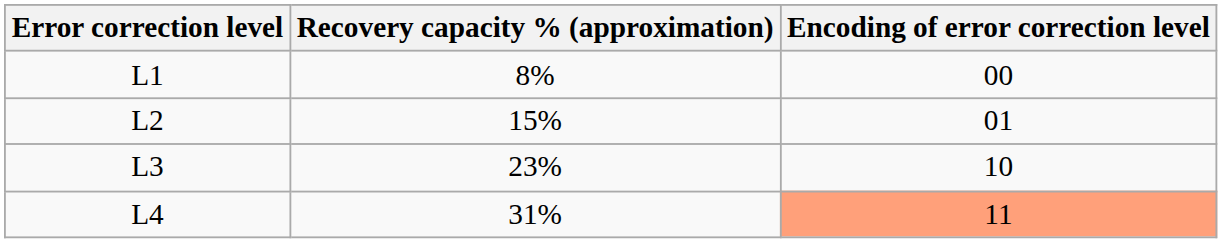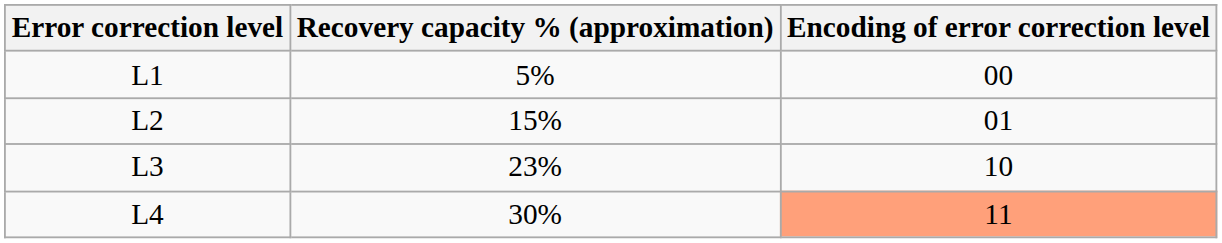(535, 74) 8% -> (535, 74) 5%
(535, 213) 31% -> (535, 213) 30%
